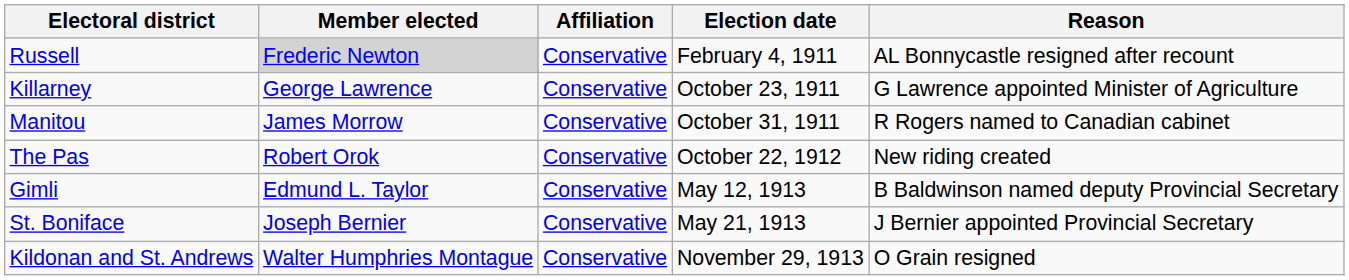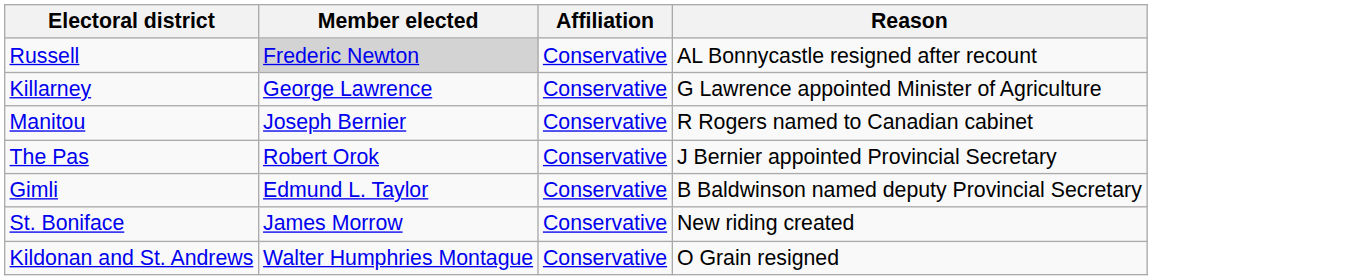- column: (770, 21)
(333, 122) James Morrow -> (335, 122) Joseph Bernier
(962, 156) New riding created -> (867, 156) J Bernier appointed Provincial Secretary
(335, 223) Joseph Bernier -> (333, 223) James Morrow
(1064, 223) J Bernier appointed Provincial Secretary -> (766, 223) New riding created
